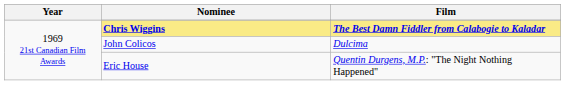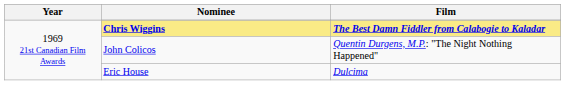(351, 44) Dulcima -> (423, 50) Quentin Durgens, M.P.: "The Night Nothing Happened"
(423, 66) Quentin Durgens, M.P.: "The Night Nothing Happened" -> (351, 71) Dulcima
